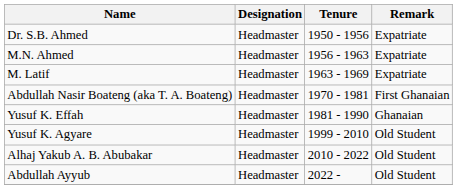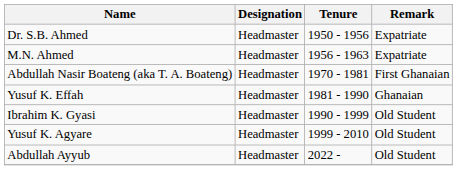- row: (28, 74)
+ row: (51, 114)
- row: (80, 154)
